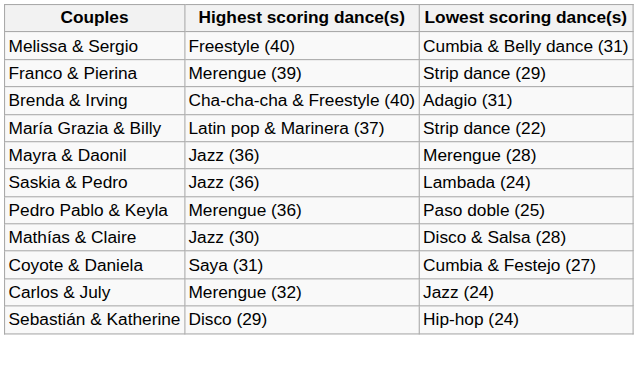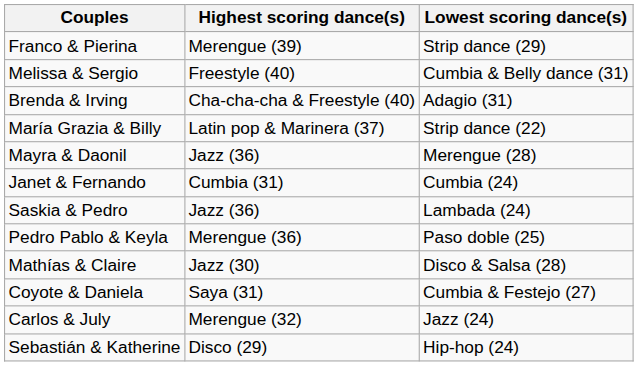rows swapped: (73, 45) <-> (73, 73)
+ row: (77, 182)
